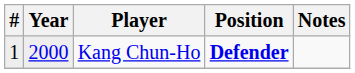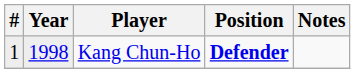(48, 52) 2000 -> (48, 52) 1998
